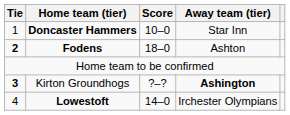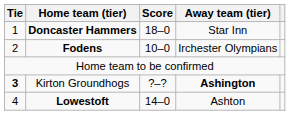(157, 30) 10–0 -> (157, 30) 18–0
(15, 48) bold -> (15, 48) normal
(157, 48) 18–0 -> (157, 48) 10–0
(228, 48) Ashton -> (228, 48) Irchester Olympians
(228, 101) Irchester Olympians -> (228, 101) Ashton
